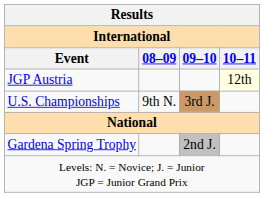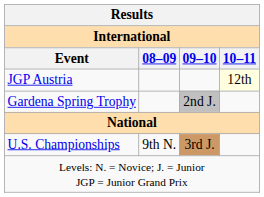rows swapped: (72, 144) <-> (64, 101)
